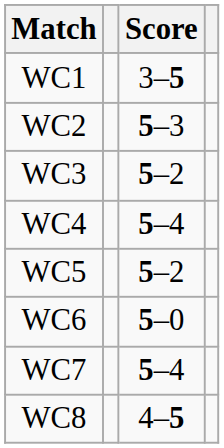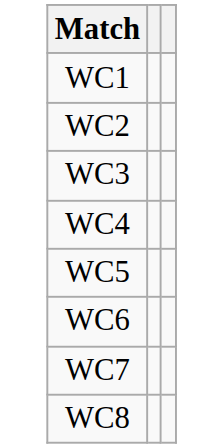- column: (161, 28)
